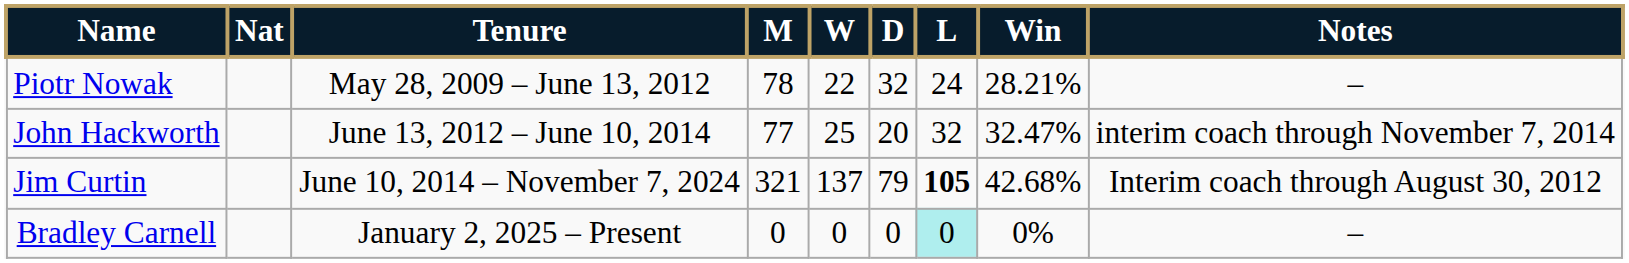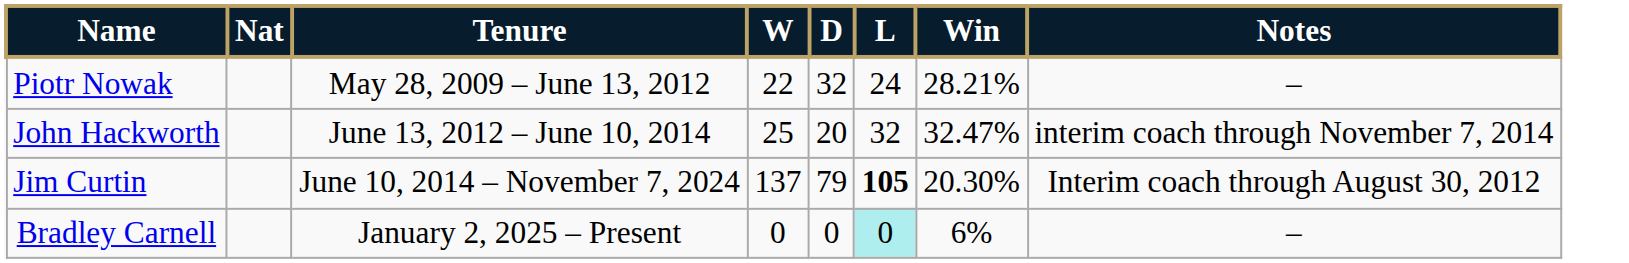- column: (778, 31)
(1033, 182) 42.68% -> (972, 182) 20.30%
(1033, 232) 0% -> (972, 232) 6%
